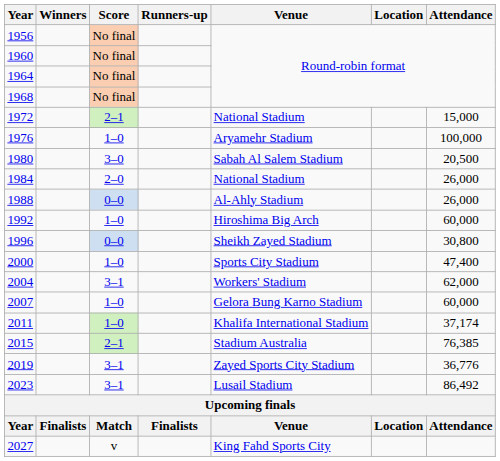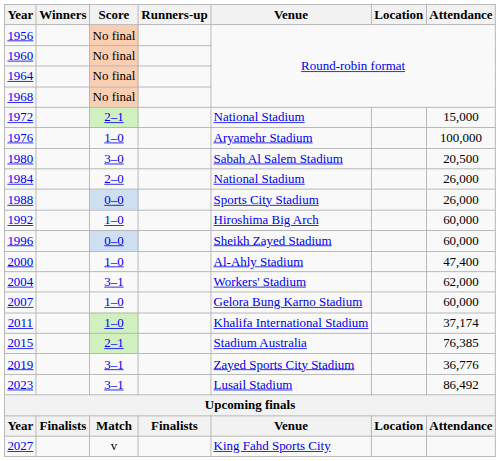(258, 199) Al-Ahly Stadium -> (266, 199) Sports City Stadium
(461, 240) 30,800 -> (461, 240) 60,000
(266, 261) Sports City Stadium -> (258, 261) Al-Ahly Stadium
